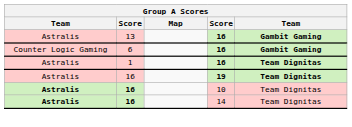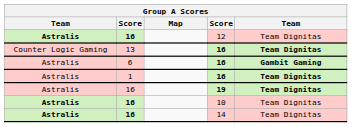+ row: (130, 36)
(60, 36) Astralis -> (60, 49) Counter Logic Gaming
(291, 36) Gambit Gaming -> (291, 49) Team Dignitas
(60, 49) Counter Logic Gaming -> (60, 63) Astralis
